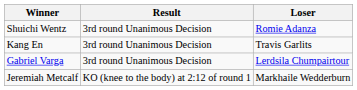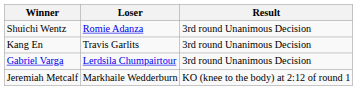columns swapped: (303, 12) <-> (167, 12)
